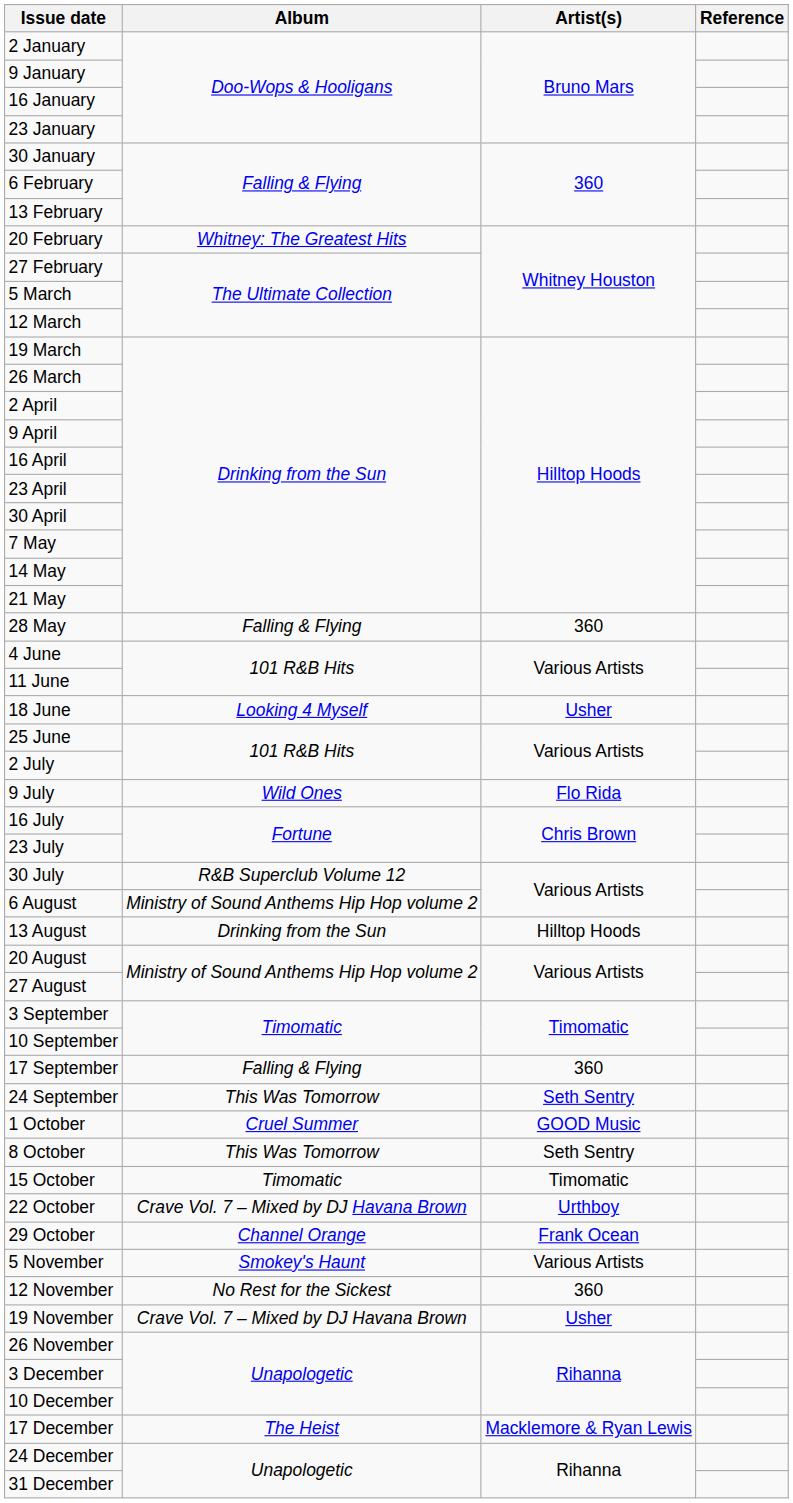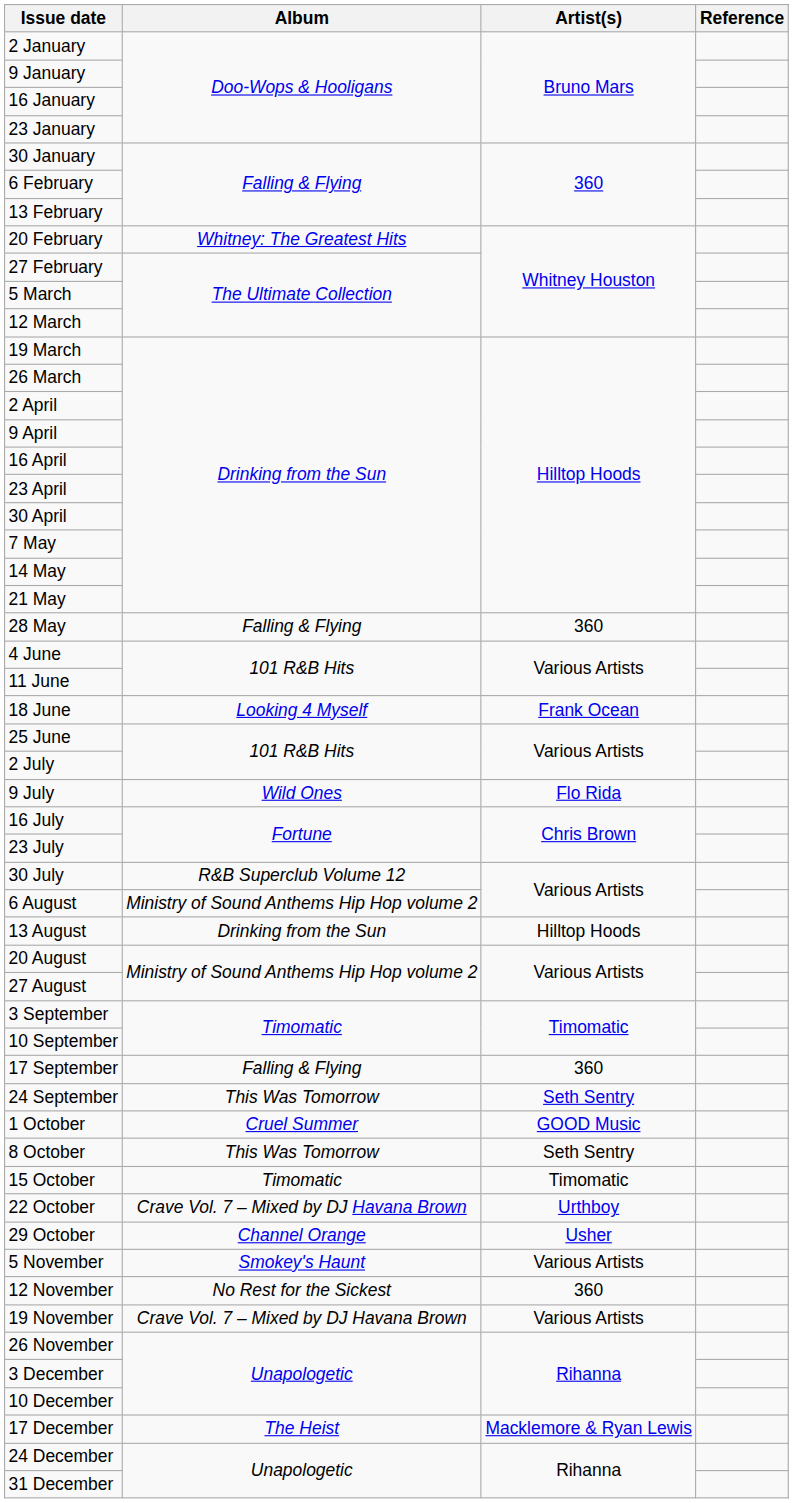(589, 709) Usher -> (589, 709) Frank Ocean
(589, 1235) Frank Ocean -> (589, 1235) Usher
(589, 1318) Usher -> (589, 1318) Various Artists
